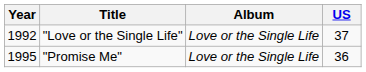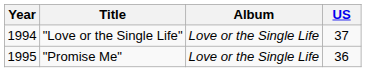(22, 35) 1992 -> (22, 35) 1994
